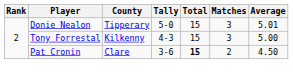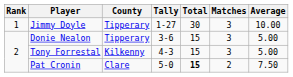+ row: (58, 25)
(166, 25) 5-0 -> (166, 38) 3-6
(268, 25) 5.01 -> (268, 38) 5.00
(166, 52) 3-6 -> (166, 65) 5-0
(268, 52) 4.50 -> (268, 65) 7.50
